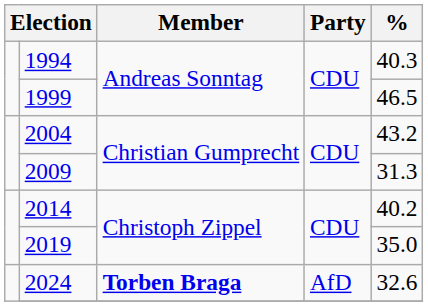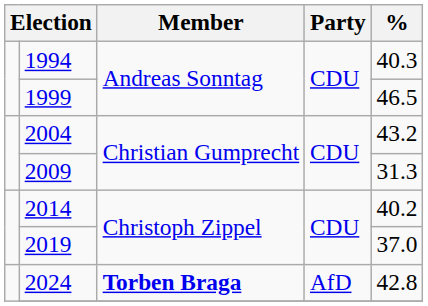(397, 245) 35.0 -> (397, 245) 37.0
(397, 282) 32.6 -> (397, 282) 42.8
